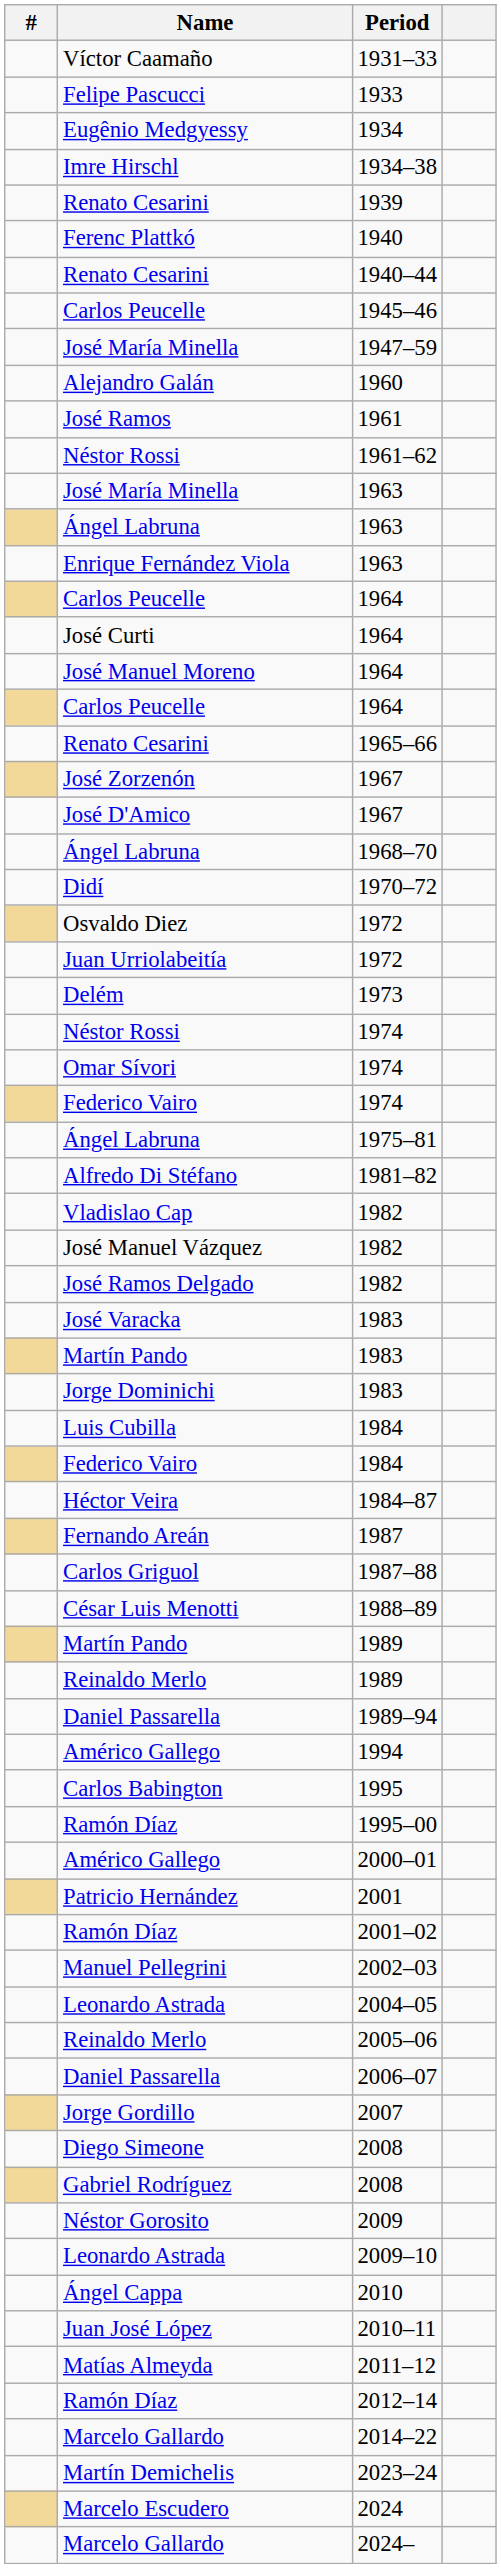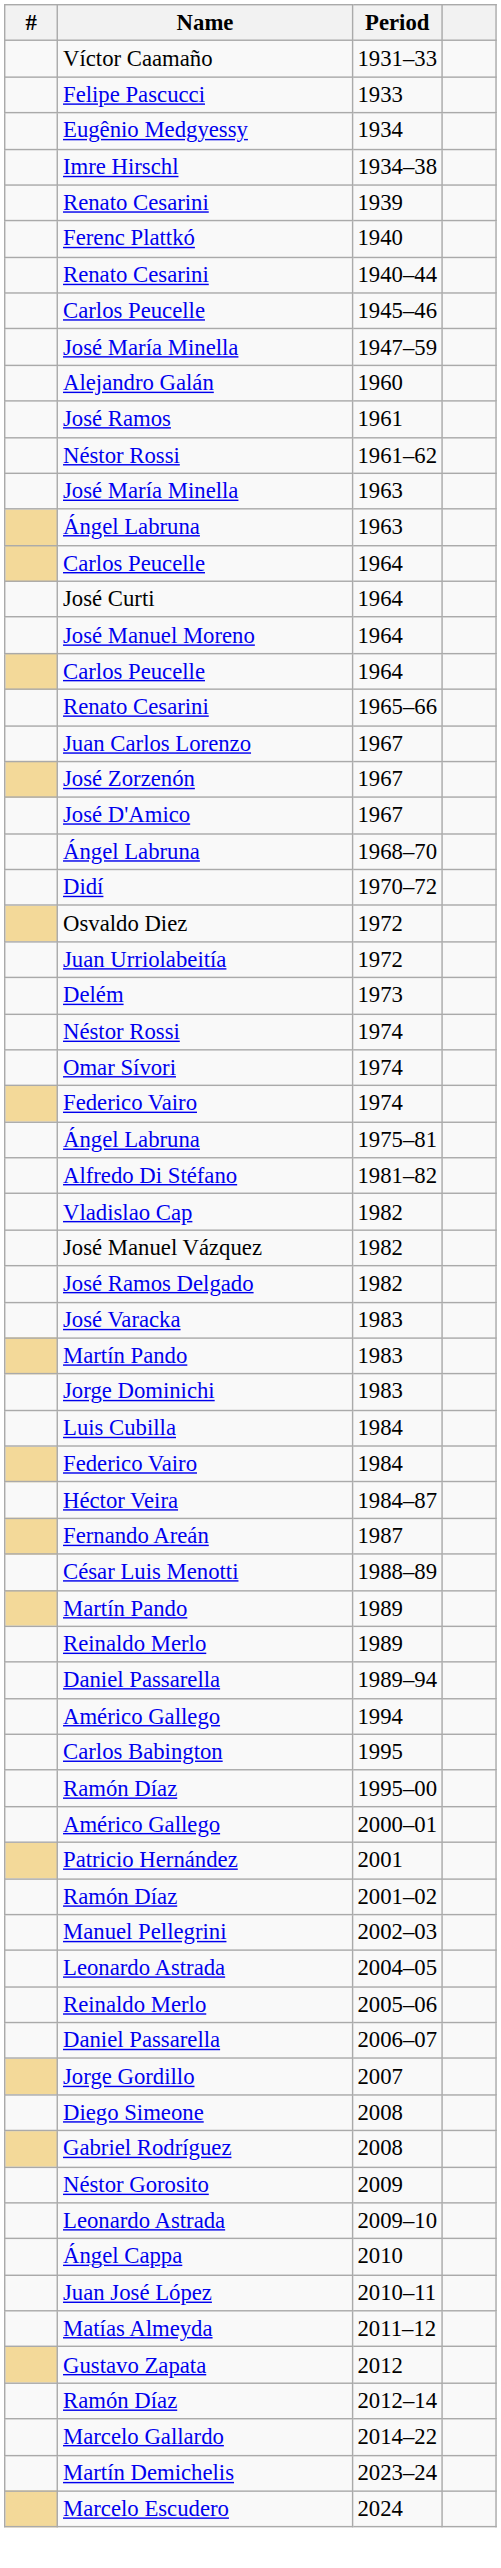- row: (176, 563)
+ row: (157, 743)
- row: (131, 1571)
+ row: (135, 2364)
- row: (143, 2544)
